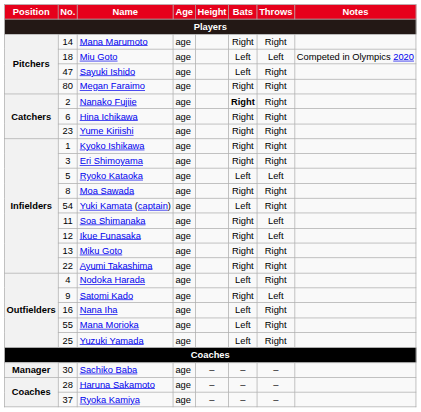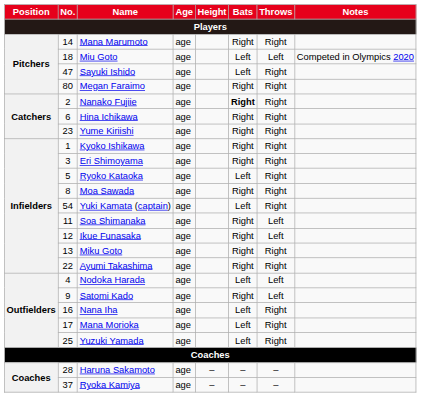(276, 176) Left -> (276, 176) Right
(276, 281) Right -> (276, 281) Left
(68, 325) 55 -> (68, 325) 17
- row: (108, 370)
